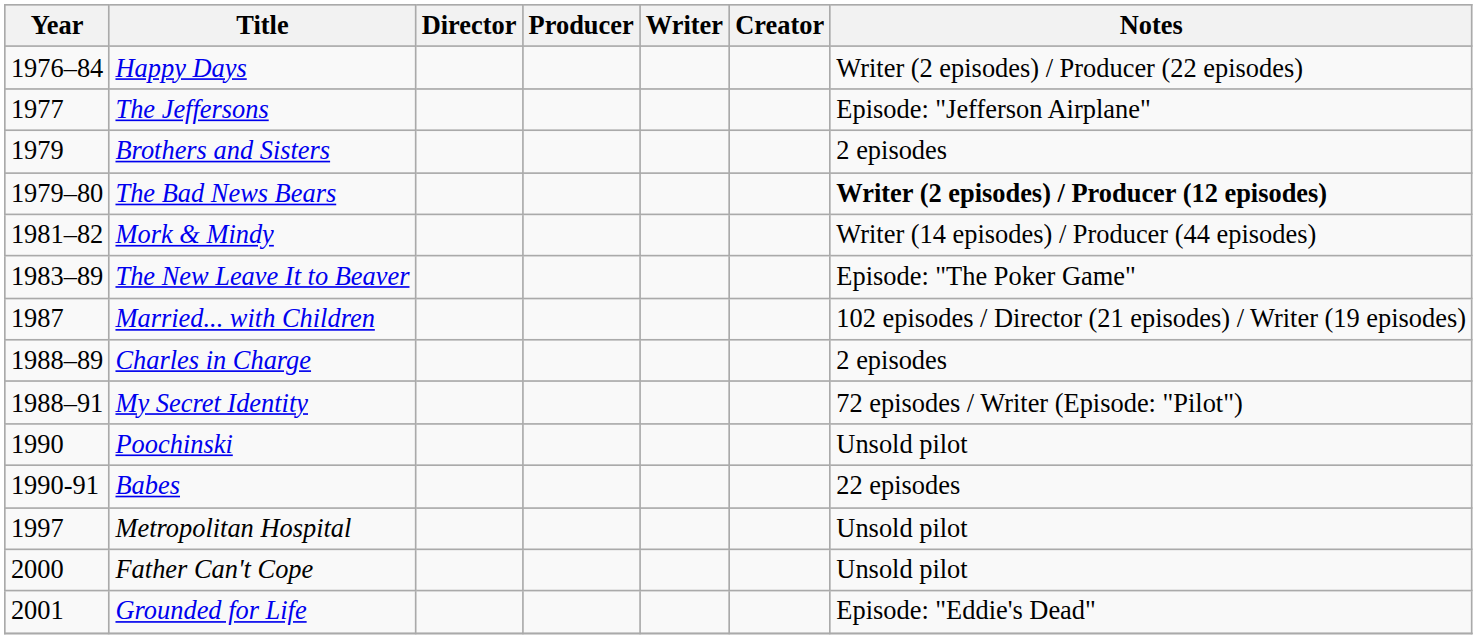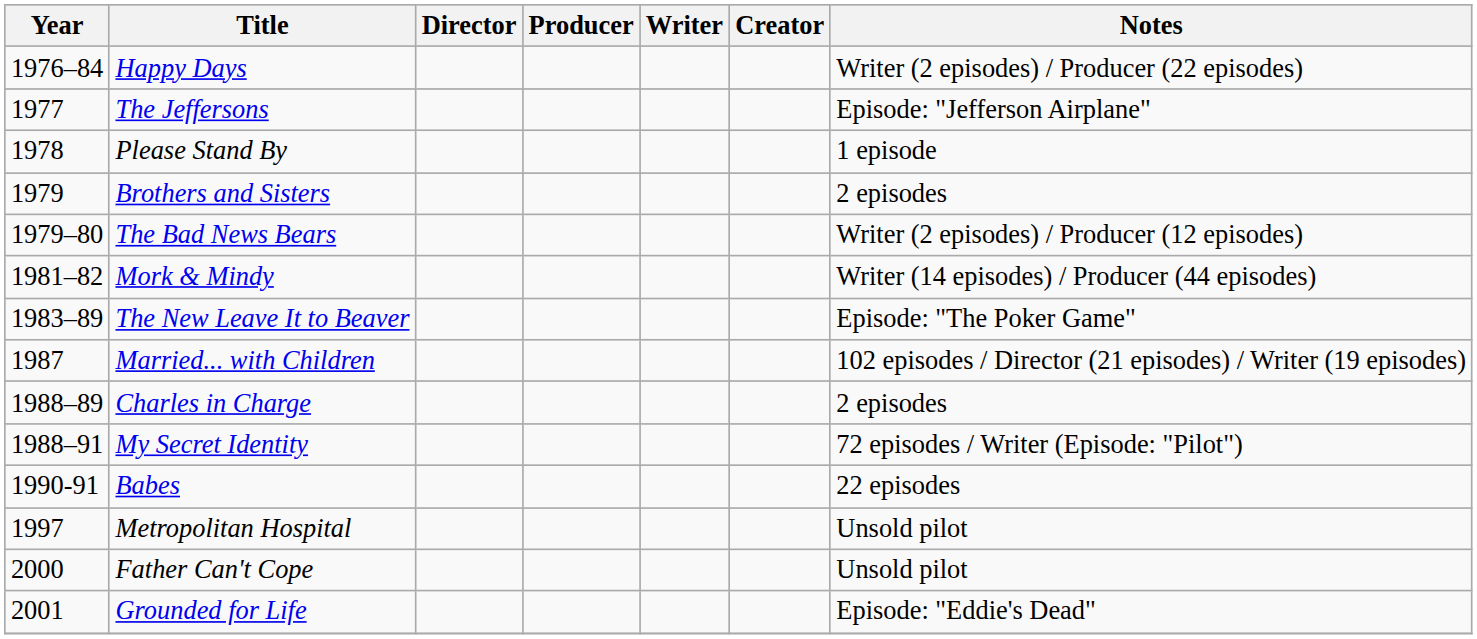+ row: (201, 151)
(1082, 192) bold -> (1070, 234) normal
- row: (174, 444)
